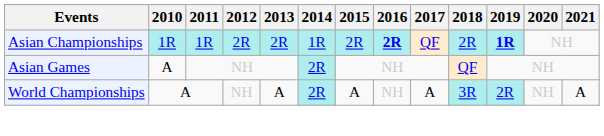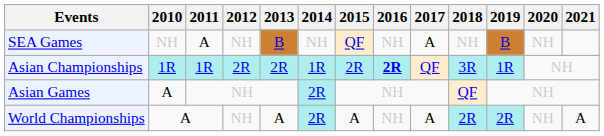+ row: (45, 42)
(467, 42) 2R -> (467, 67) 3R
(505, 42) bold -> (505, 67) normal
(467, 93) 3R -> (467, 118) 2R
